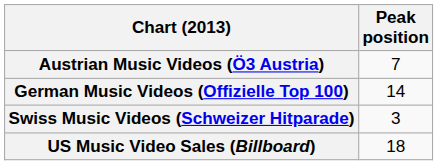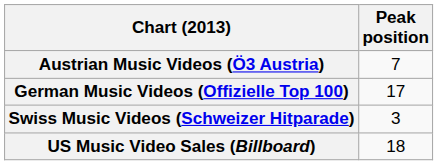(396, 91) 14 -> (396, 91) 17
